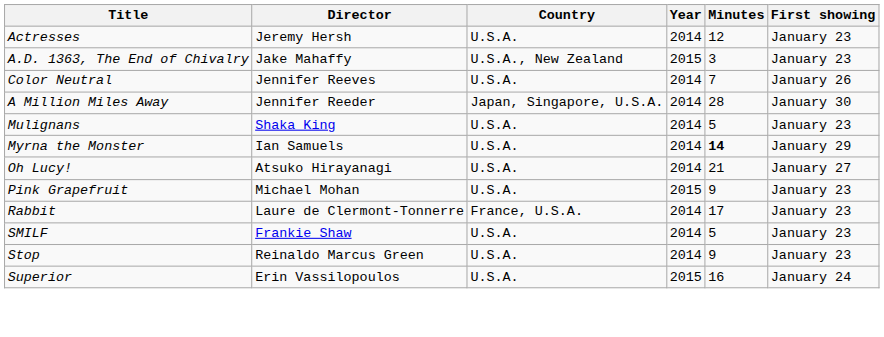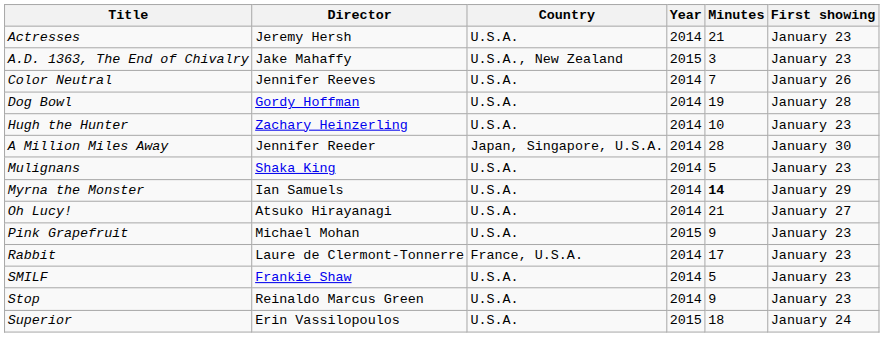(716, 37) 12 -> (716, 37) 21
+ row: (40, 103)
+ row: (68, 125)
(716, 277) 16 -> (716, 321) 18
